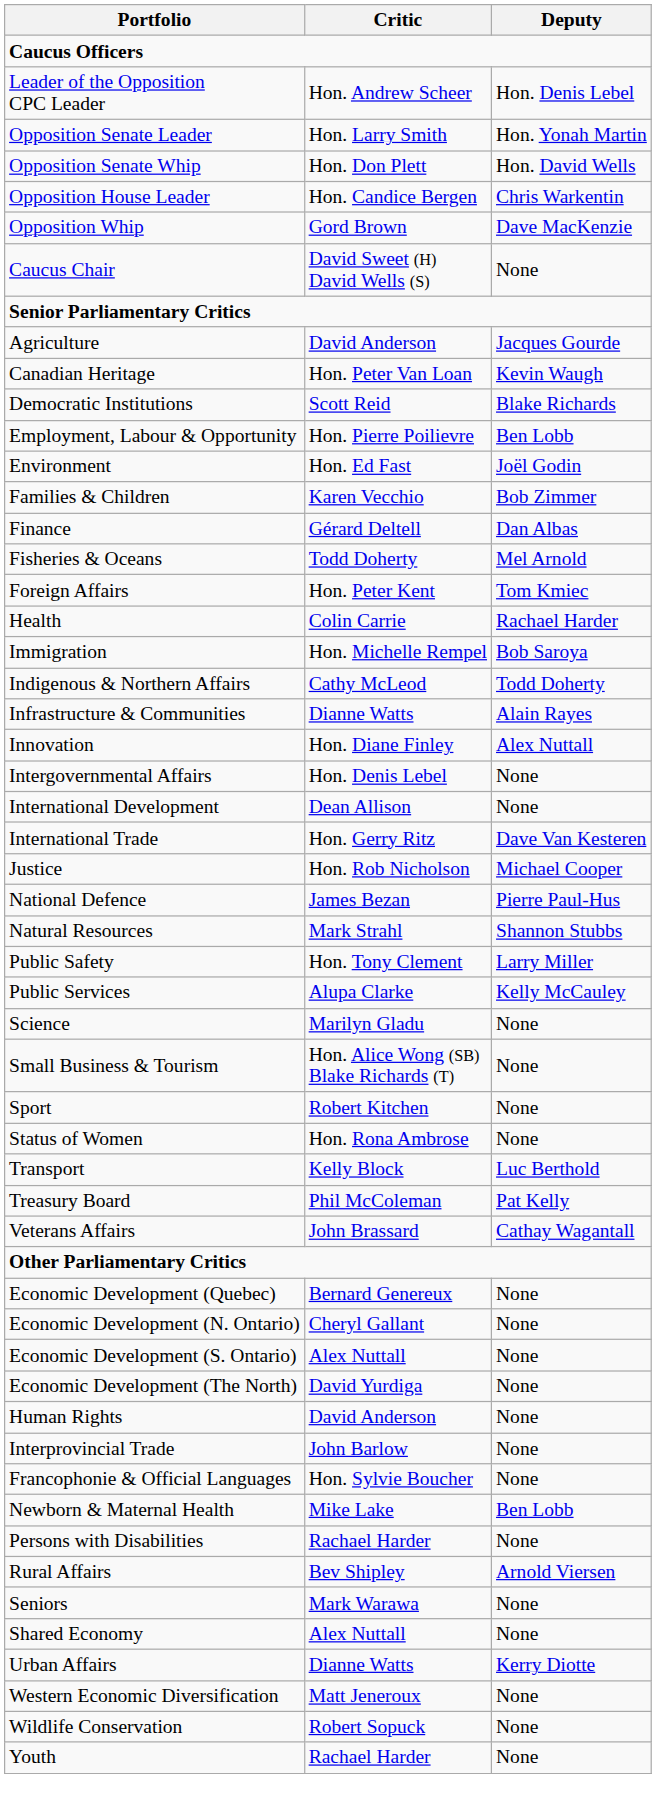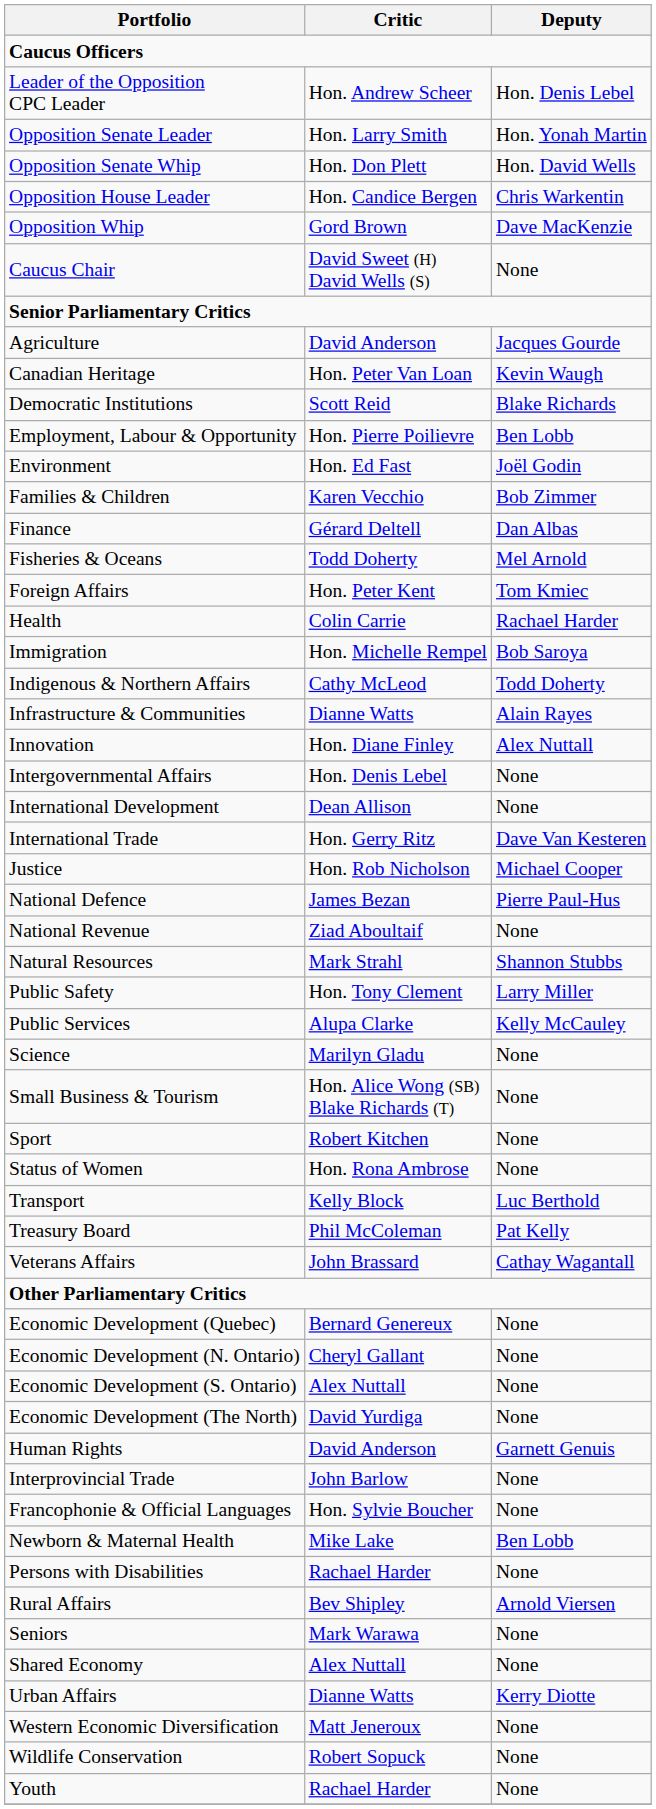+ row: (79, 930)
(517, 1417) None -> (555, 1447) Garnett Genuis
